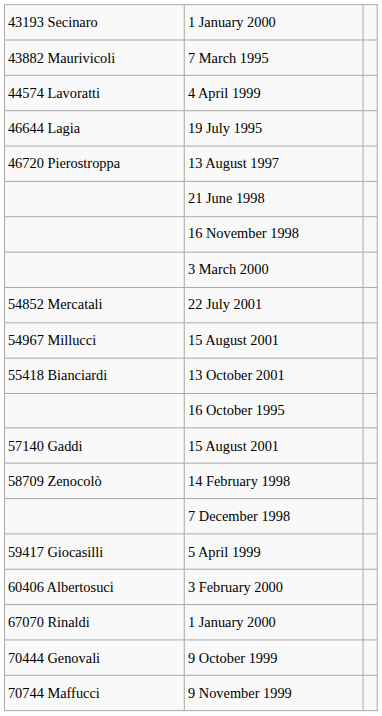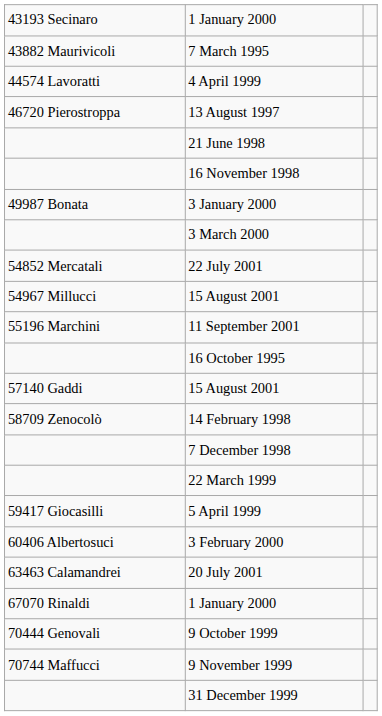- row: (44, 128)
+ row: (48, 204)
+ row: (54, 327)
- row: (58, 375)
+ row: (95, 481)
+ row: (64, 572)
+ row: (95, 696)
